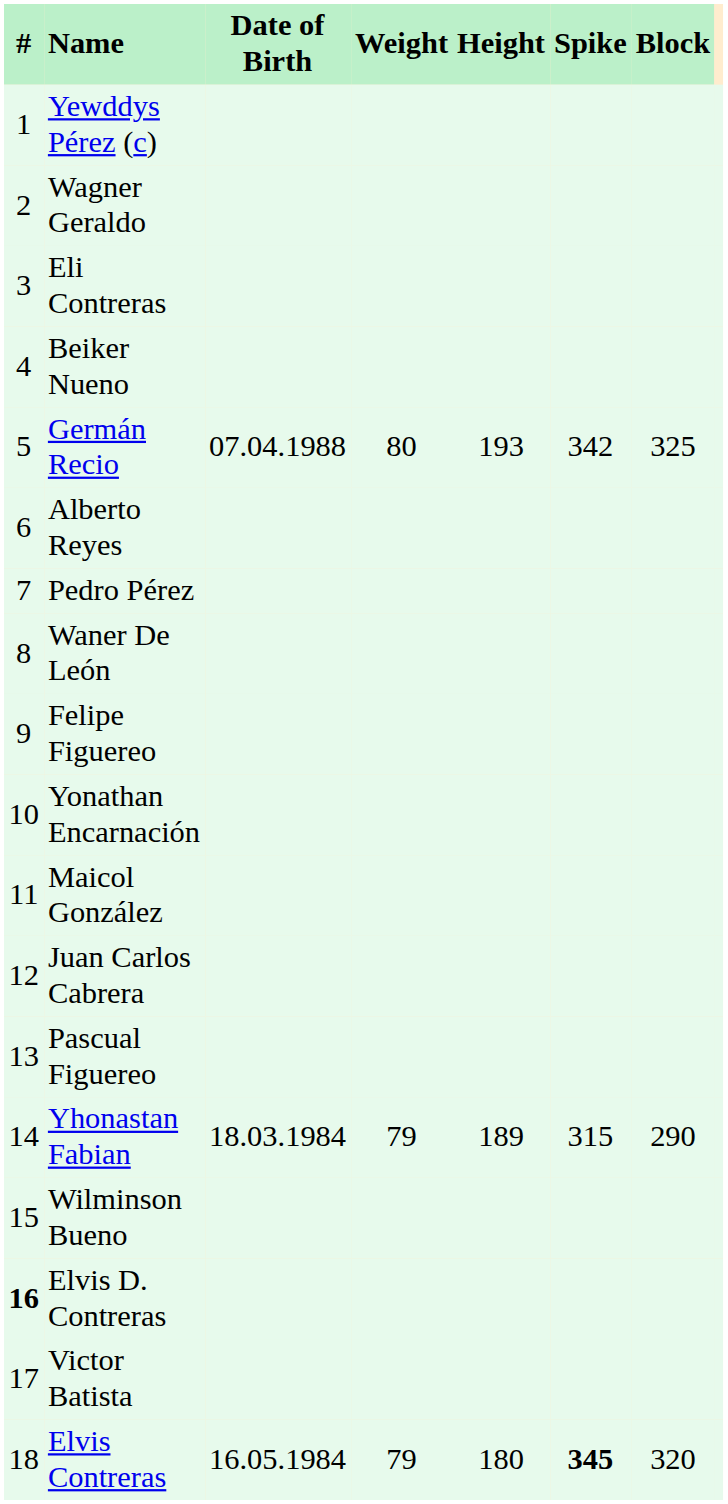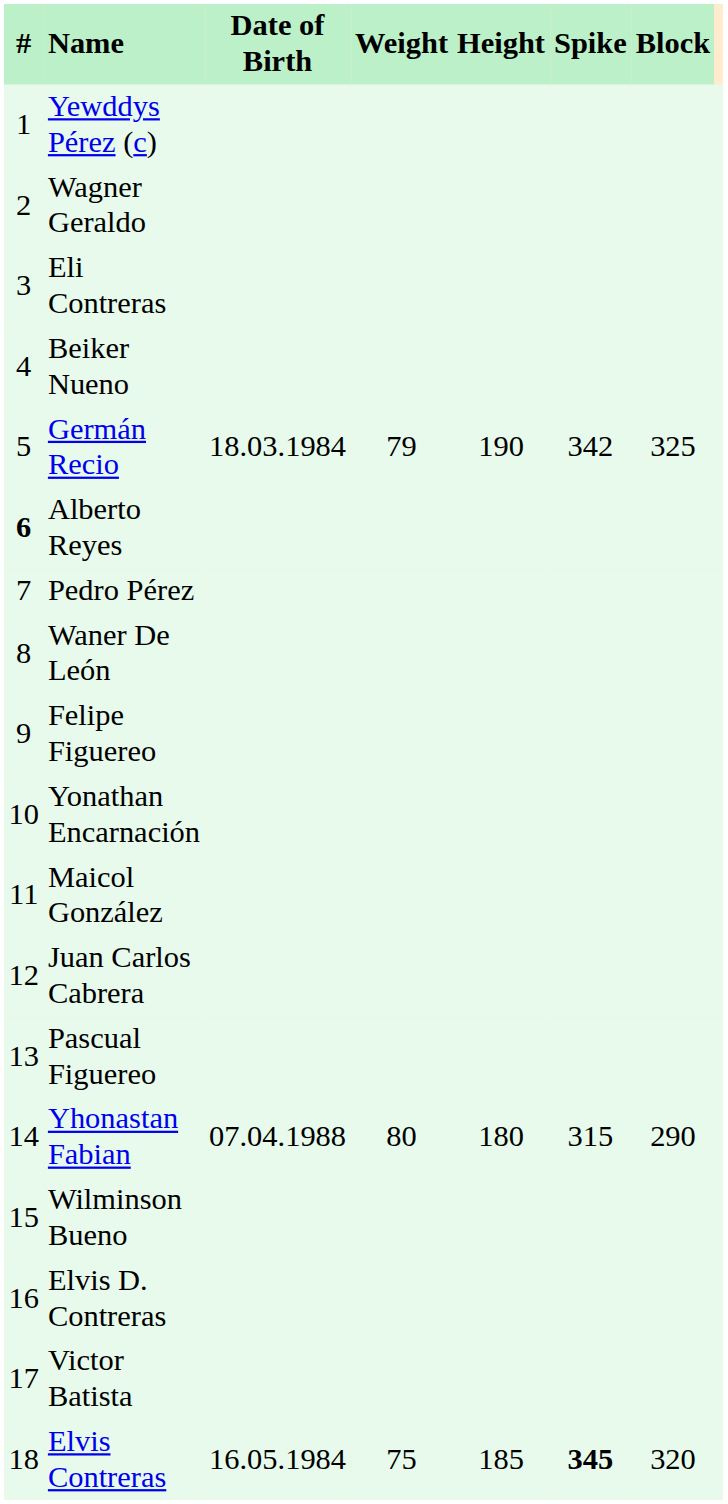(278, 446) 07.04.1988 -> (278, 446) 18.03.1984
(402, 446) 80 -> (402, 446) 79
(501, 446) 193 -> (501, 446) 190
(24, 527) normal -> (24, 527) bold
(278, 1136) 18.03.1984 -> (278, 1136) 07.04.1988
(402, 1136) 79 -> (402, 1136) 80
(501, 1136) 189 -> (501, 1136) 180
(24, 1298) bold -> (24, 1298) normal
(402, 1459) 79 -> (402, 1459) 75
(501, 1459) 180 -> (501, 1459) 185
